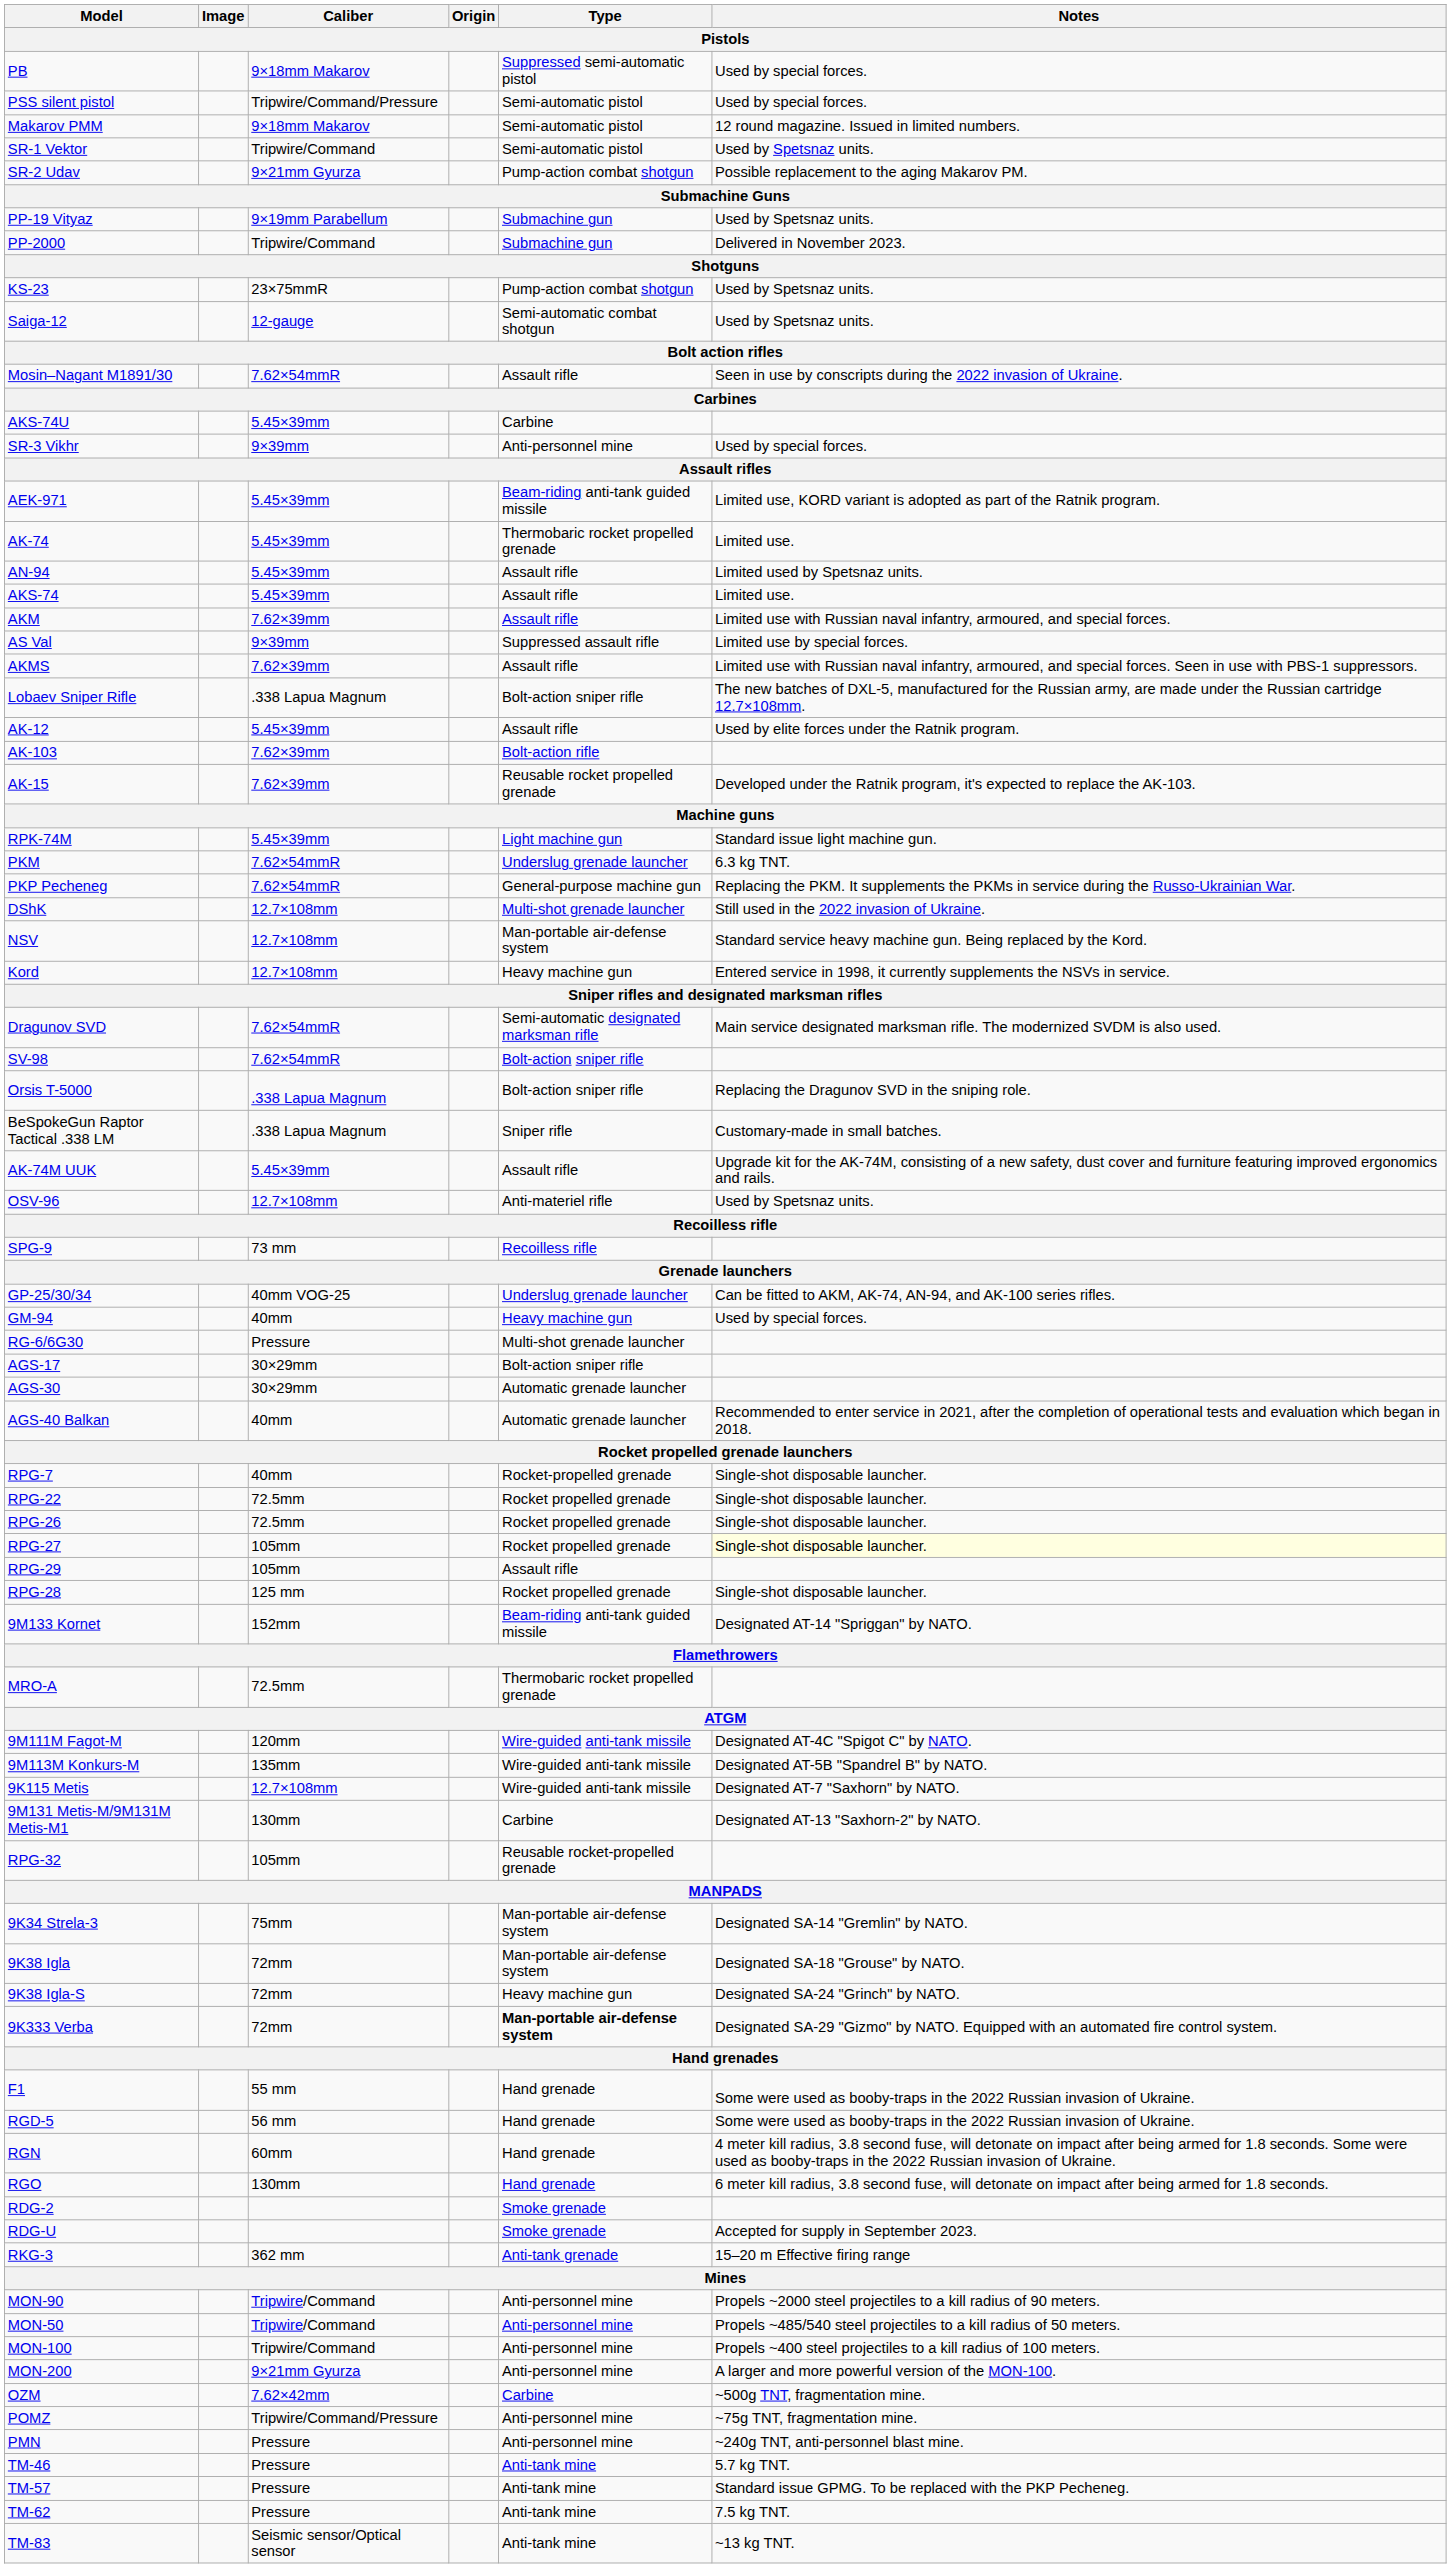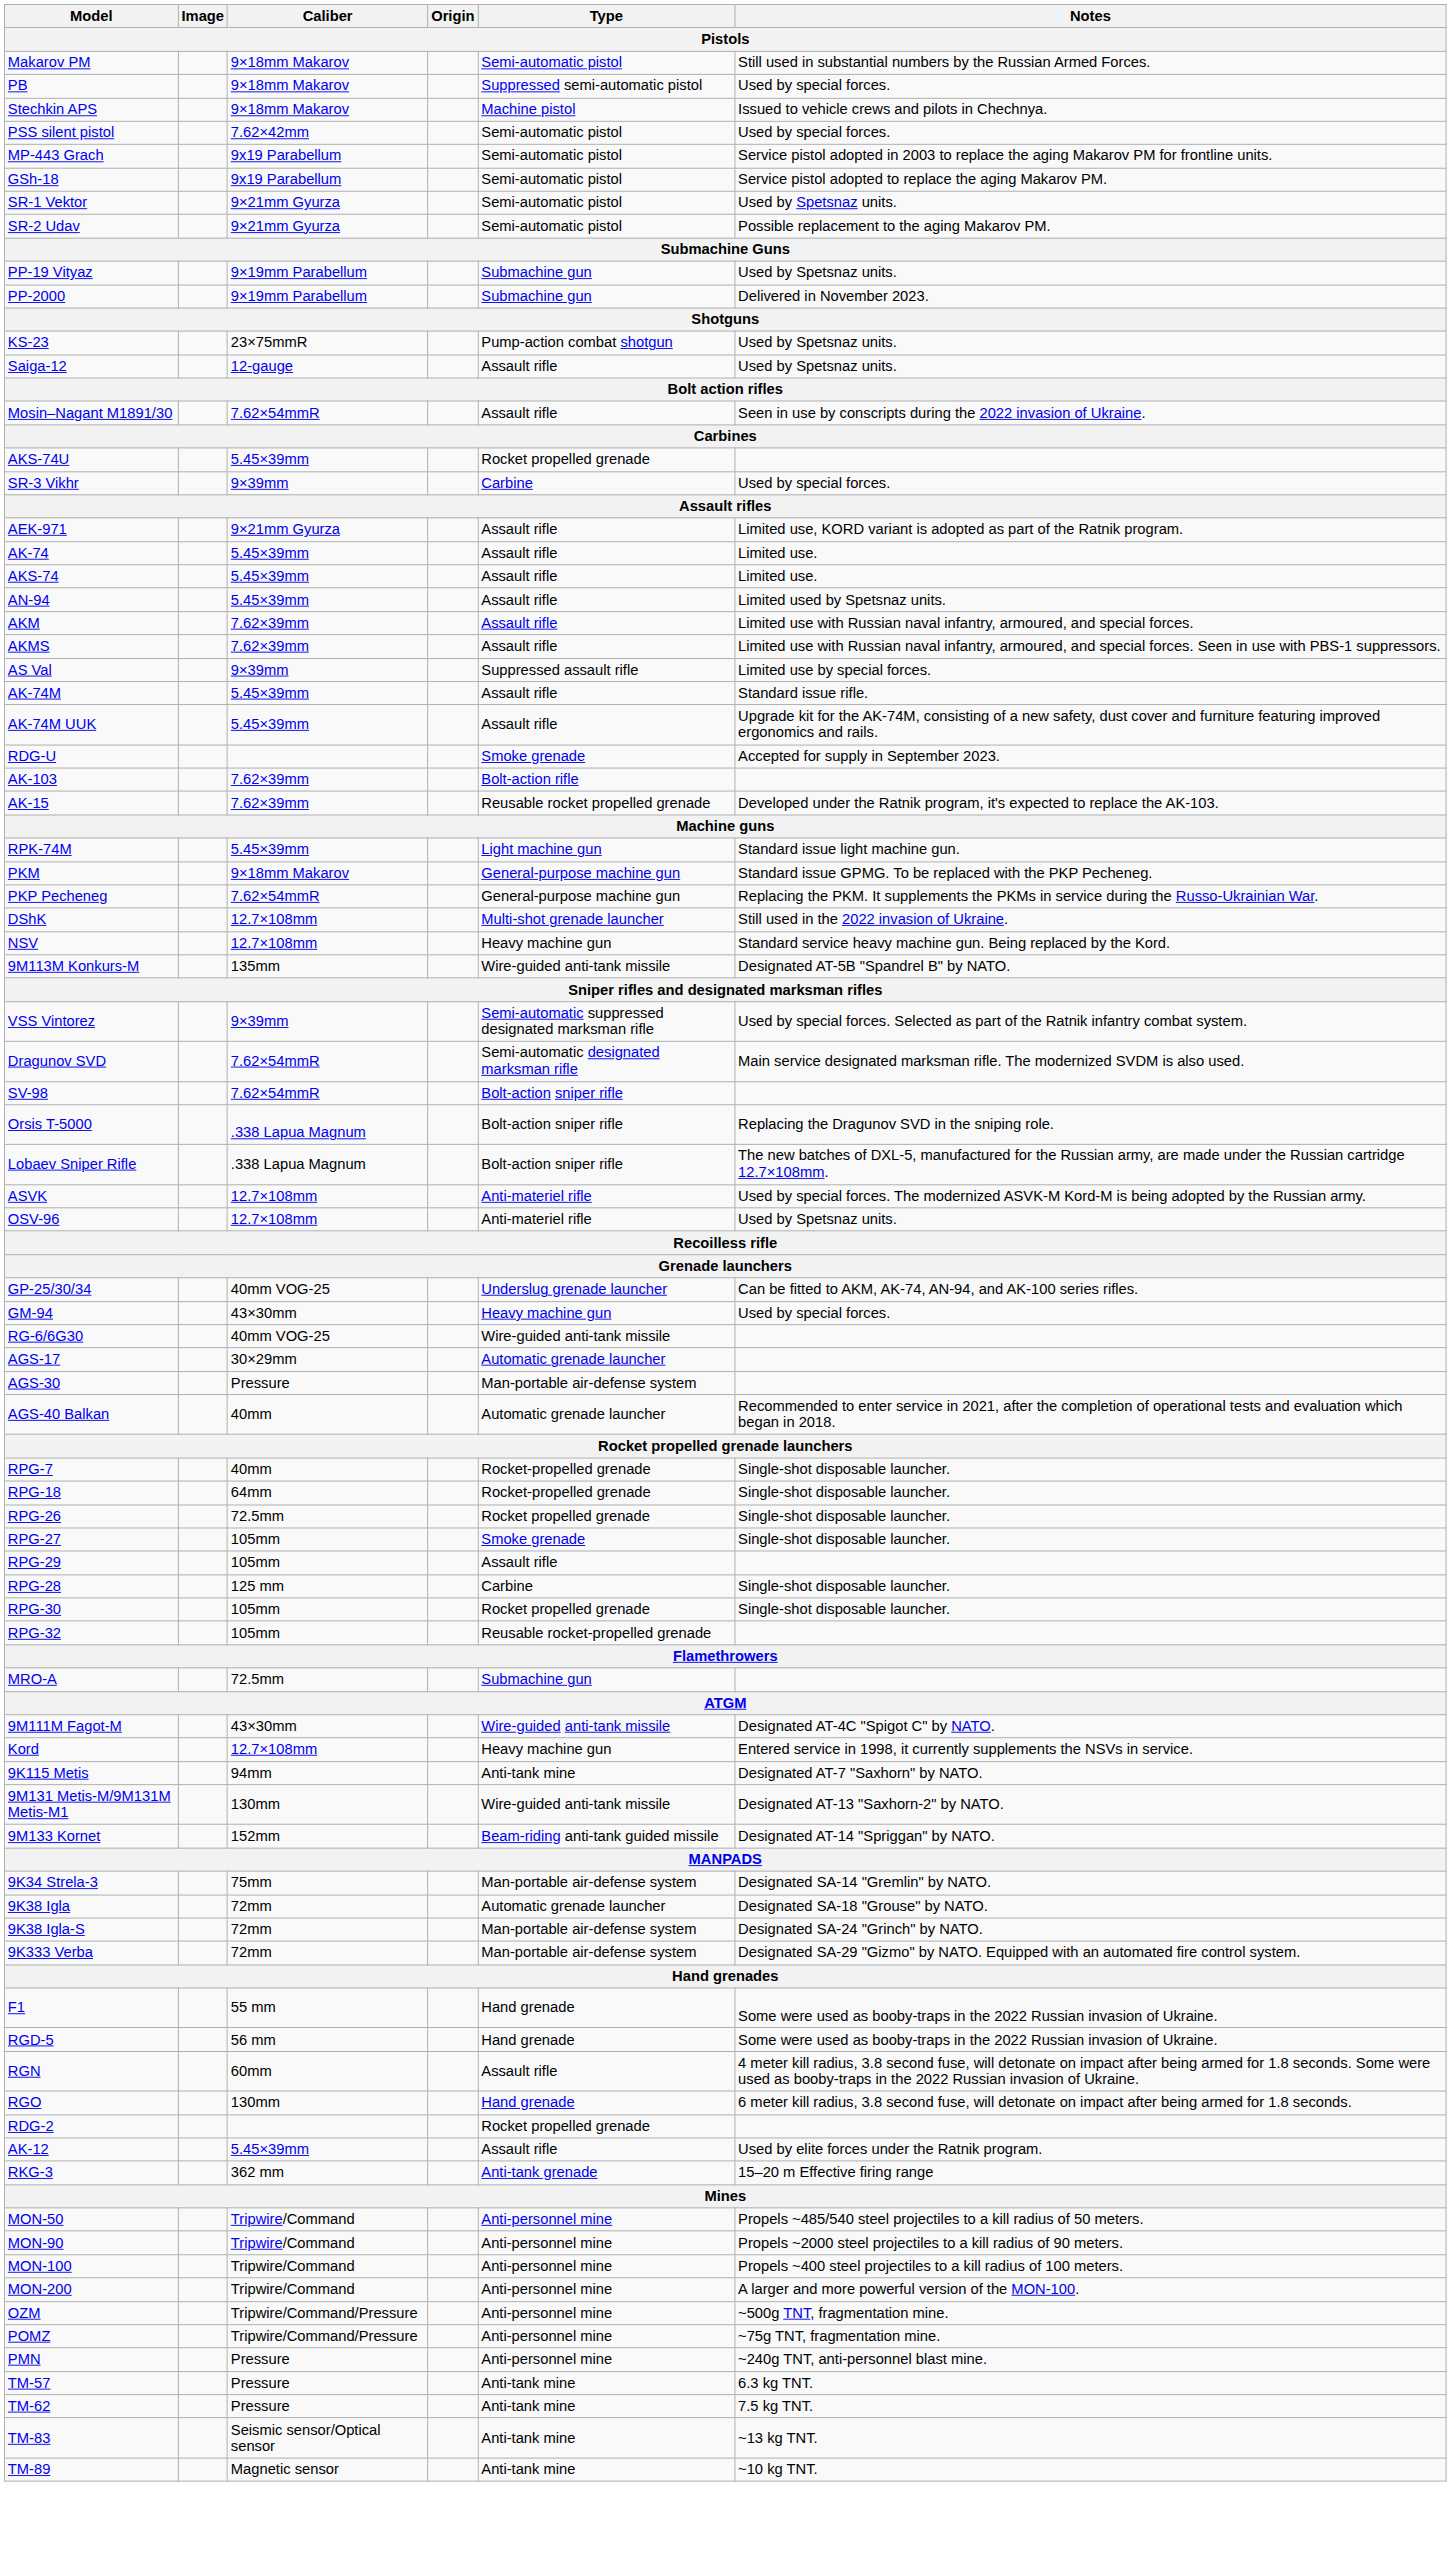+ row: (49, 62)
+ row: (52, 109)
(345, 102) Tripwire/Command/Pressure -> (270, 132) 7.62×42mm
- row: (55, 126)
+ row: (56, 156)
+ row: (33, 179)
(313, 149) Tripwire/Command -> (285, 202) 9×21mm Gyurza
(598, 172) Pump-action combat shotgun -> (552, 226) Semi-automatic pistol
(313, 242) Tripwire/Command -> (299, 296) 9×19mm Parabellum
(579, 321) Semi-automatic combat shotgun -> (519, 366) Assault rifle
(528, 422) Carbine -> (566, 459) Rocket propelled grenade
(567, 446) Anti-personnel mine -> (507, 483) Carbine
(290, 501) 5.45×39mm -> (285, 529) 9×21mm Gyurza
(596, 501) Beam-riding anti-tank guided missile -> (519, 529) Assault rifle
(598, 541) Thermobaric rocket propelled grenade -> (519, 553) Assault rifle
rows swapped: (33, 596) <-> (29, 572)
rows swapped: (29, 666) <-> (30, 642)
+ row: (34, 693)
rows swapped: (52, 1170) <-> (72, 697)
rows swapped: (28, 729) <-> (32, 2231)
(296, 862) 7.62×54mmR -> (290, 873) 9×18mm Makarov
(595, 862) Underslug grenade launcher -> (581, 873) General-purpose machine gun
(753, 862) 6.3 kg TNT. -> (945, 873) Standard issue GPMG. To be replaced with the PKP Pecheneg.
(584, 940) Man-portable air-defense system -> (546, 943) Heavy machine gun
rows swapped: (23, 972) <-> (74, 1765)
+ row: (51, 1021)
- row: (76, 1130)
+ row: (27, 1196)
- row: (30, 1248)
(272, 1318) 40mm -> (264, 1312) 43×30mm
(281, 1342) Pressure -> (280, 1336) 40mm VOG-25
(593, 1342) Multi-shot grenade launcher -> (576, 1336) Wire-guided anti-tank missile
(573, 1365) Bolt-action sniper rifle -> (573, 1359) Automatic grenade launcher
(284, 1388) 30×29mm -> (260, 1382) Pressure
(594, 1388) Automatic grenade launcher -> (589, 1382) Man-portable air-defense system
+ row: (34, 1492)
- row: (34, 1498)
(586, 1545) Rocket propelled grenade -> (533, 1539) Smoke grenade
(821, 1545) lightyellow background -> (844, 1539) no background
(586, 1592) Rocket propelled grenade -> (507, 1586) Carbine
+ row: (34, 1609)
rows swapped: (34, 1860) <-> (54, 1623)
(598, 1687) Thermobaric rocket propelled grenade -> (537, 1679) Submachine gun
(276, 1742) 120mm -> (264, 1726) 43×30mm
(294, 1788) 12.7×108mm -> (251, 1773) 94mm
(596, 1788) Wire-guided anti-tank missile -> (528, 1773) Anti-tank mine
(528, 1820) Carbine -> (576, 1804) Wire-guided anti-tank missile
(584, 1963) Man-portable air-defense system -> (573, 1906) Automatic grenade launcher
(567, 1995) Heavy machine gun -> (589, 1929) Man-portable air-defense system
(590, 2026) bold -> (589, 1953) normal
(549, 2153) Hand grenade -> (519, 2071) Assault rifle
(554, 2208) Smoke grenade -> (566, 2126) Rocket propelled grenade
rows swapped: (36, 2324) <-> (36, 2301)
(306, 2371) 9×21mm Gyurza -> (293, 2289) Tripwire/Command
(290, 2394) 7.62×42mm -> (324, 2312) Tripwire/Command/Pressure
(528, 2394) Carbine -> (547, 2312) Anti-personnel mine
- row: (29, 2464)
(922, 2488) Standard issue GPMG. To be replaced with the PKP Pecheneg. -> (776, 2382) 6.3 kg TNT.
+ row: (29, 2469)
